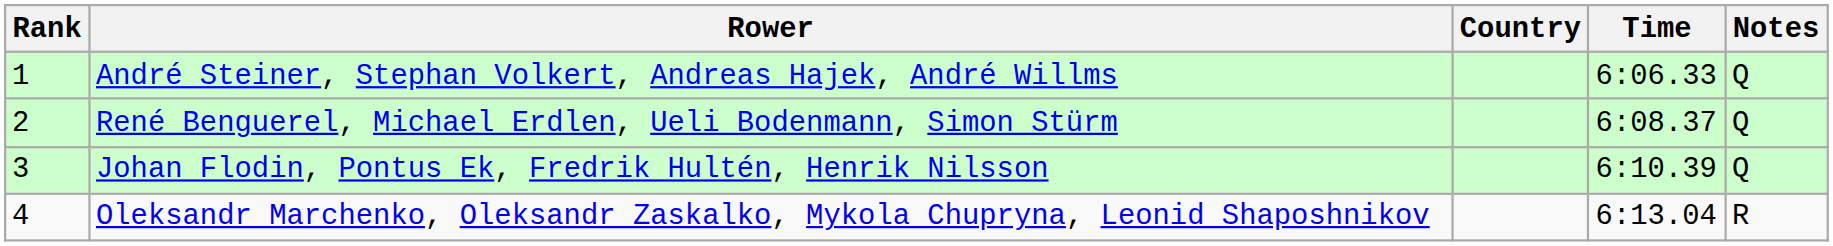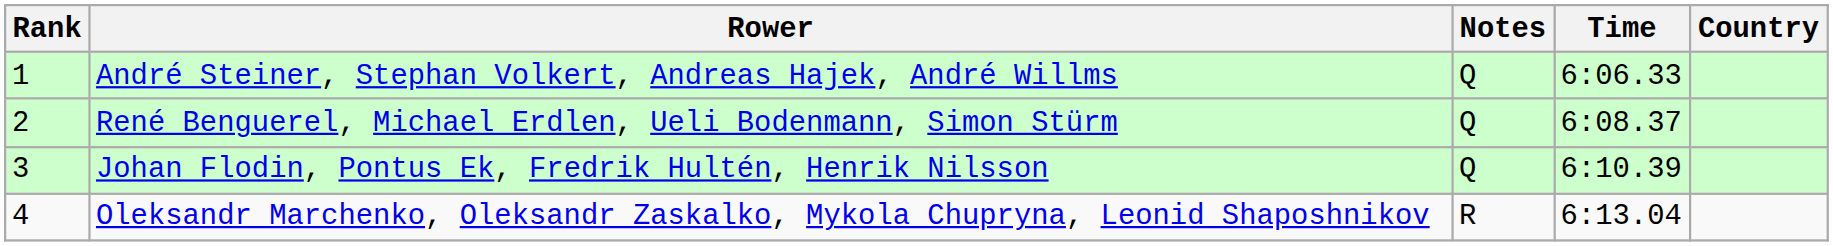columns swapped: (1520, 29) <-> (1776, 29)
